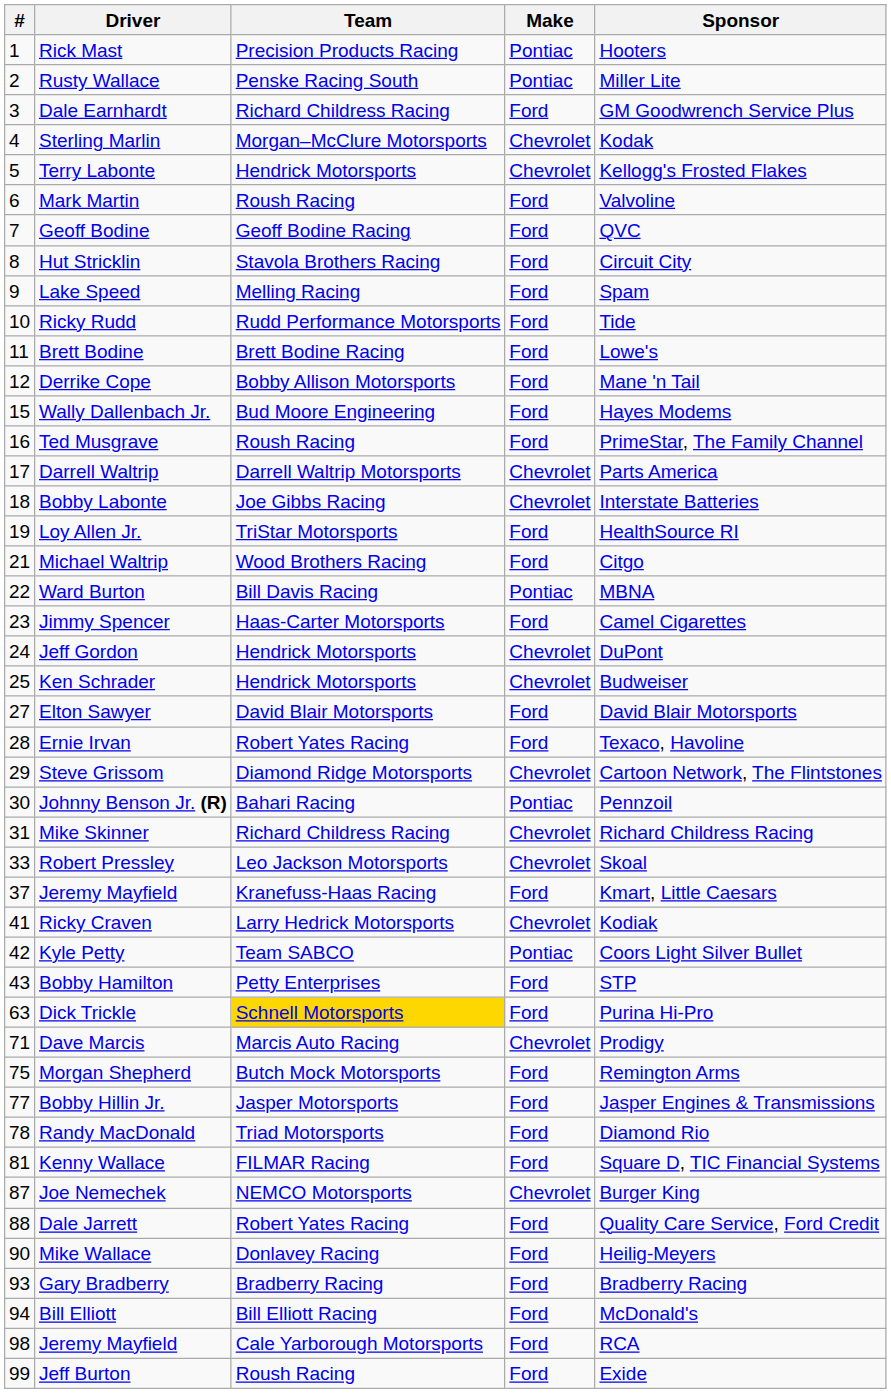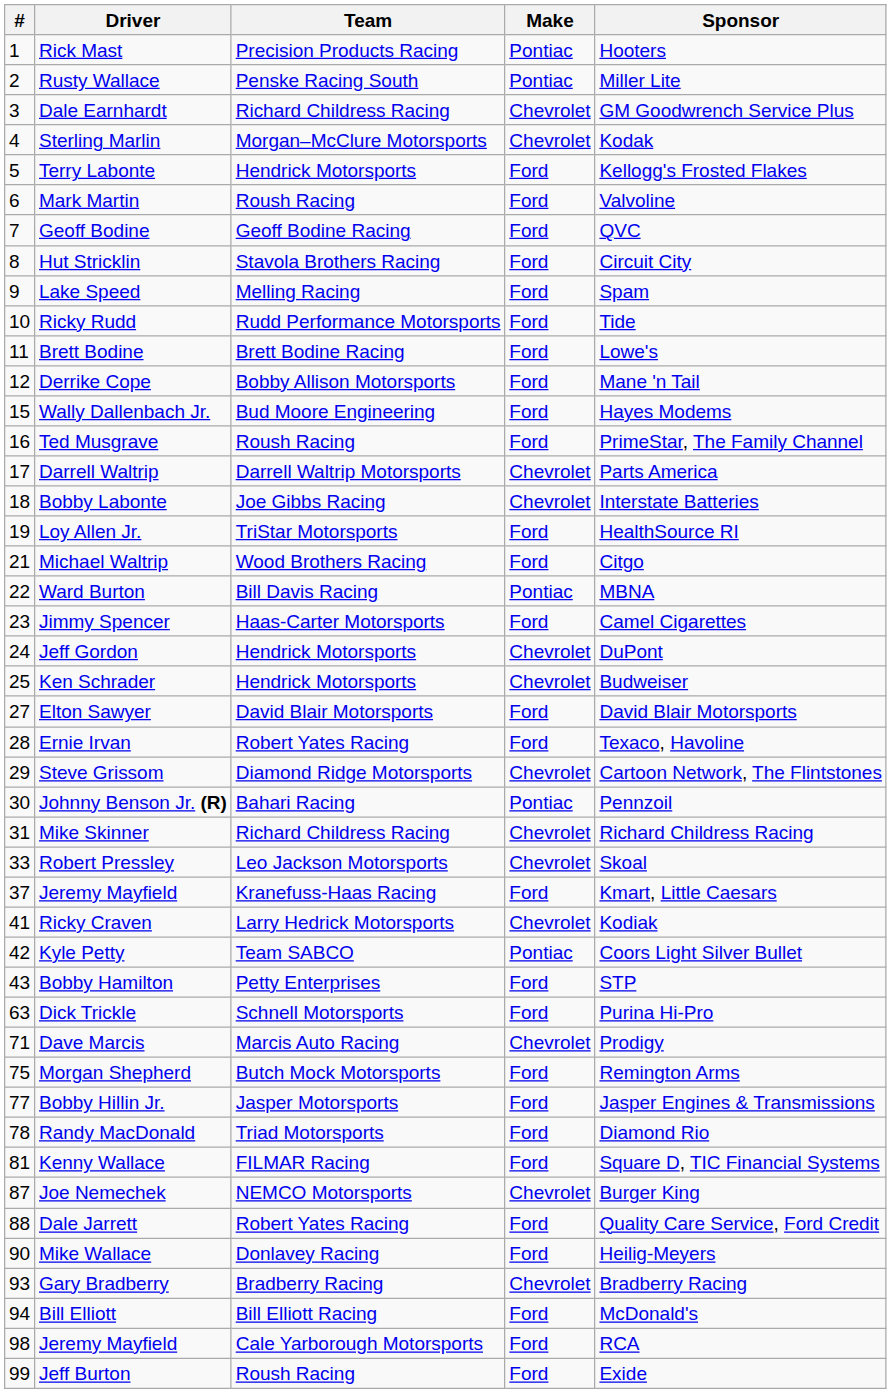(529, 110) Ford -> (550, 110) Chevrolet
(550, 170) Chevrolet -> (529, 170) Ford
(320, 1012) gold background -> (320, 1012) no background
(529, 1283) Ford -> (550, 1283) Chevrolet
